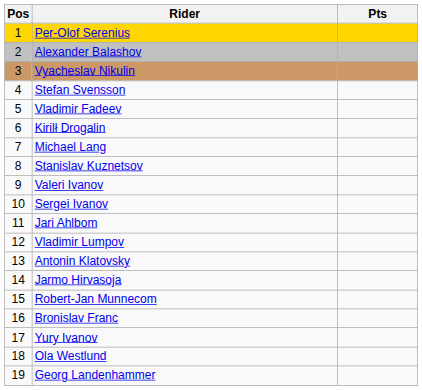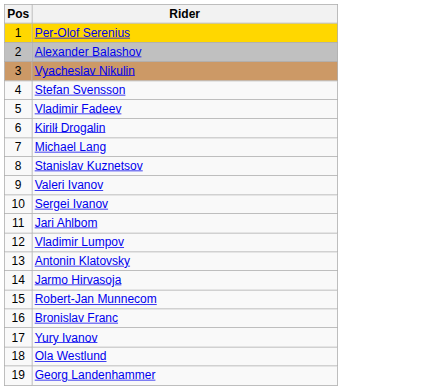- column: (378, 14)
